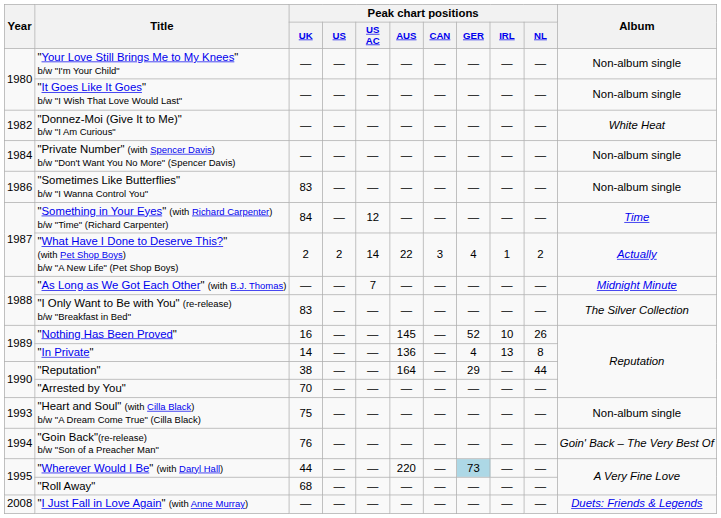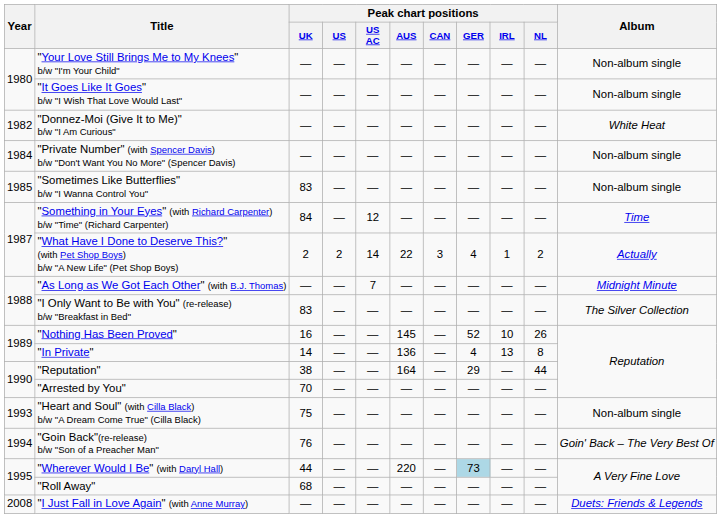(20, 186) 1986 -> (20, 186) 1985
